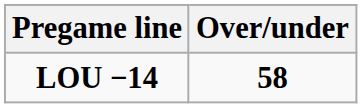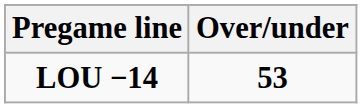(273, 77) 58 -> (273, 77) 53
